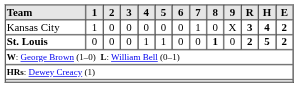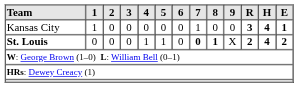(233, 27) X -> (233, 27) 0
(284, 27) 2 -> (284, 27) 1
(198, 42) normal -> (198, 42) bold
(233, 42) 0 -> (233, 42) X
(267, 42) 5 -> (267, 42) 4
